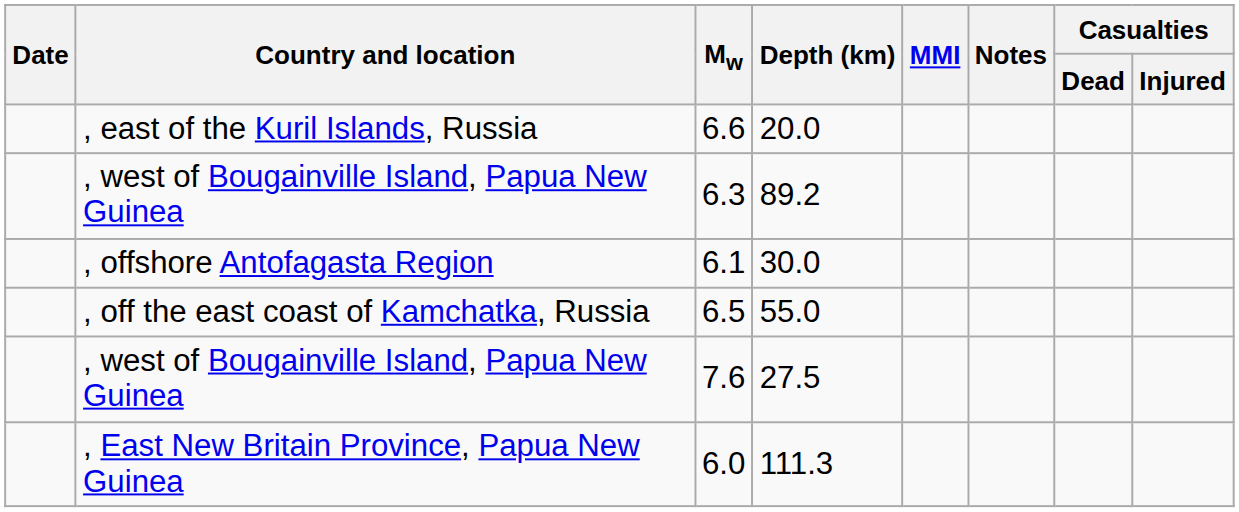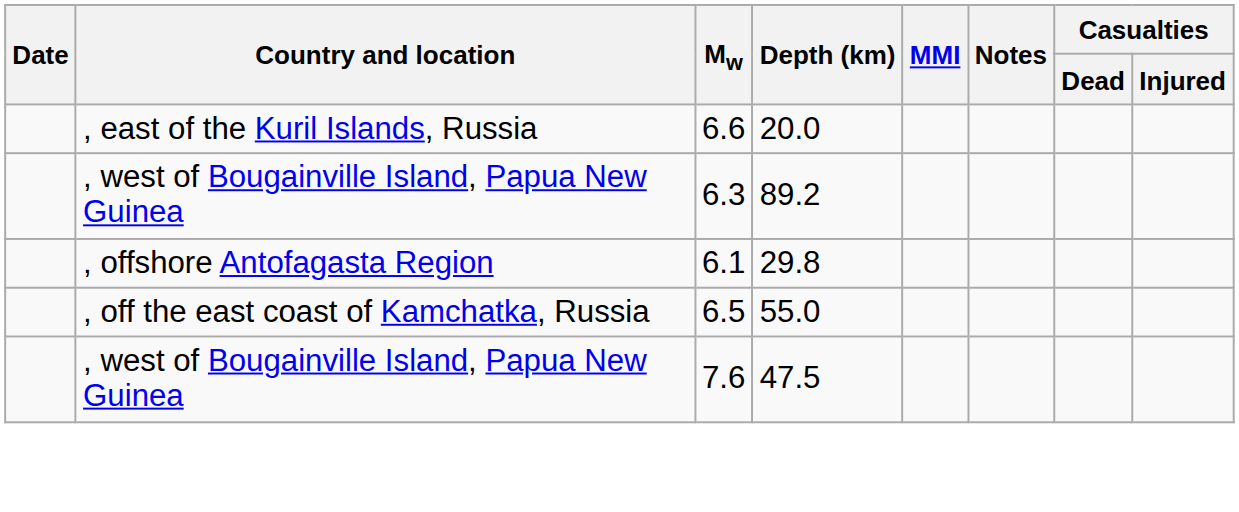(790, 262) 30.0 -> (790, 262) 29.8
(790, 378) 27.5 -> (790, 378) 47.5
- row: (724, 463)
